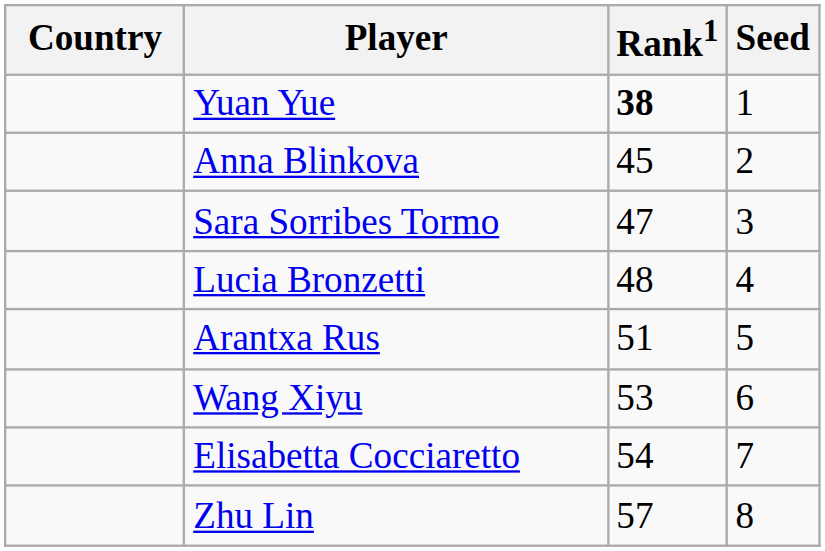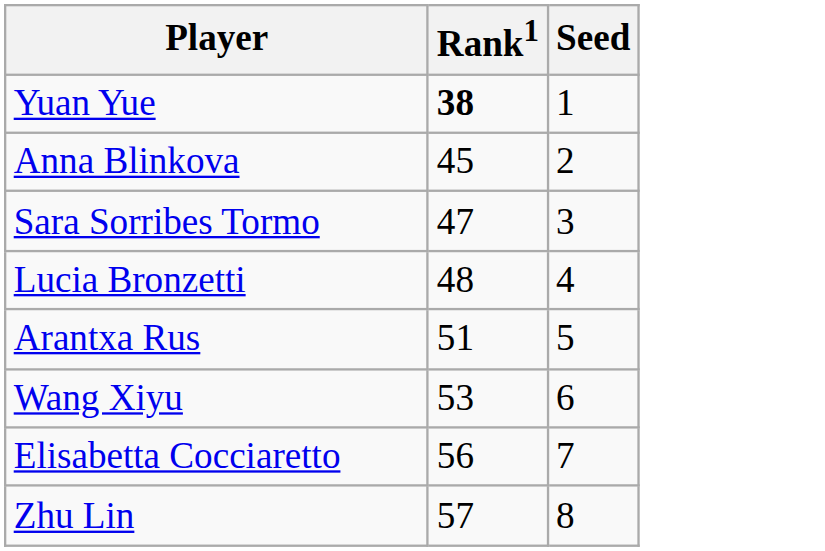- column: (95, 38)
(635, 456) 54 -> (455, 456) 56
